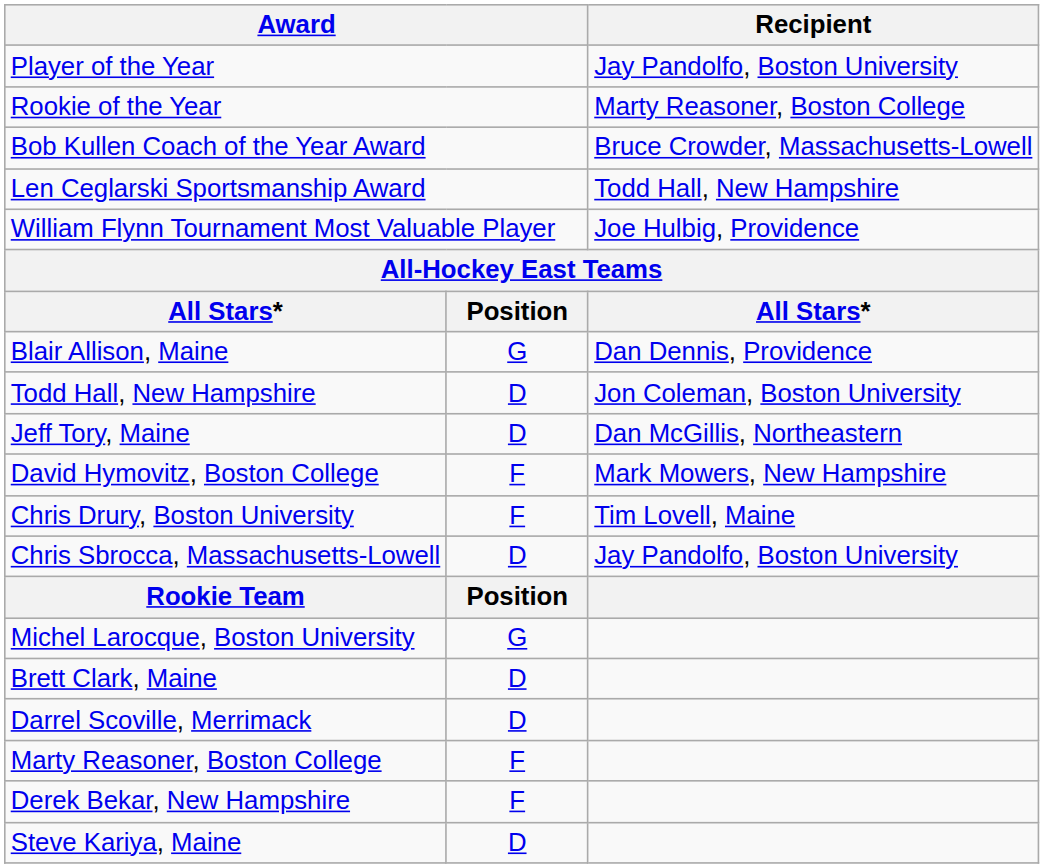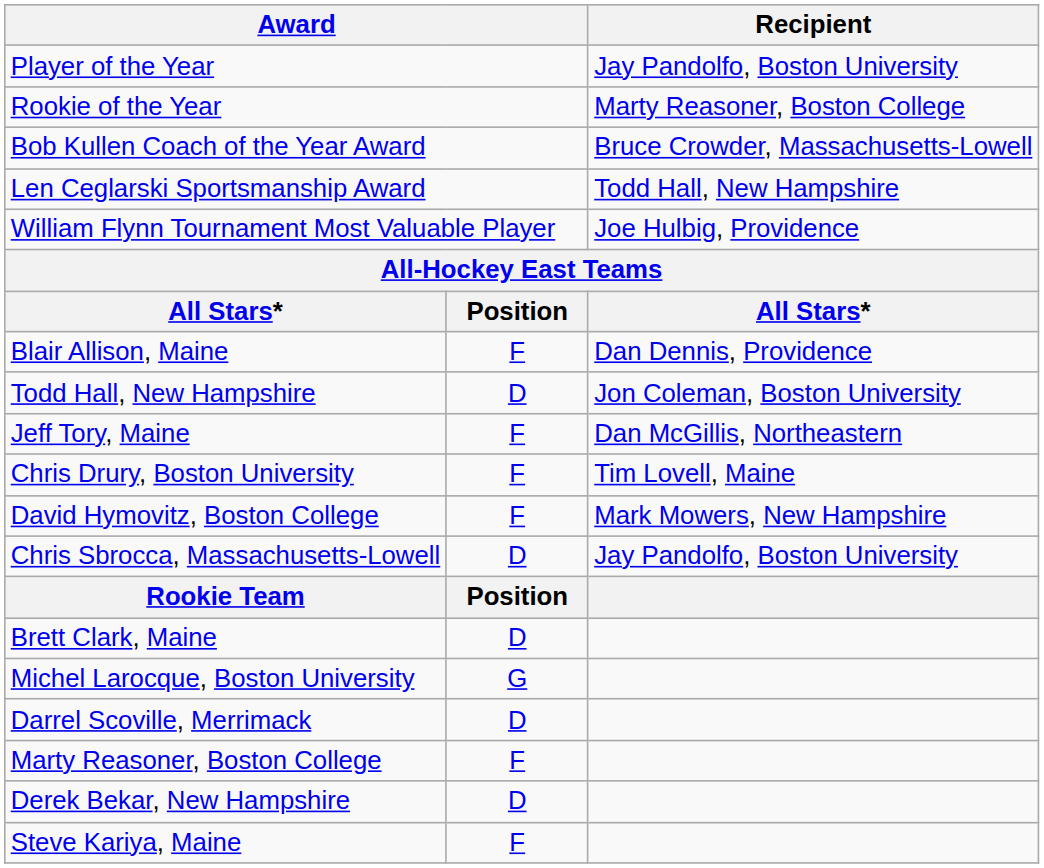(517, 351) G -> (517, 351) F
(517, 433) D -> (517, 433) F
rows swapped: (182, 515) <-> (195, 474)
rows swapped: (213, 637) <-> (114, 678)
(517, 801) F -> (517, 801) D
(517, 842) D -> (517, 842) F
